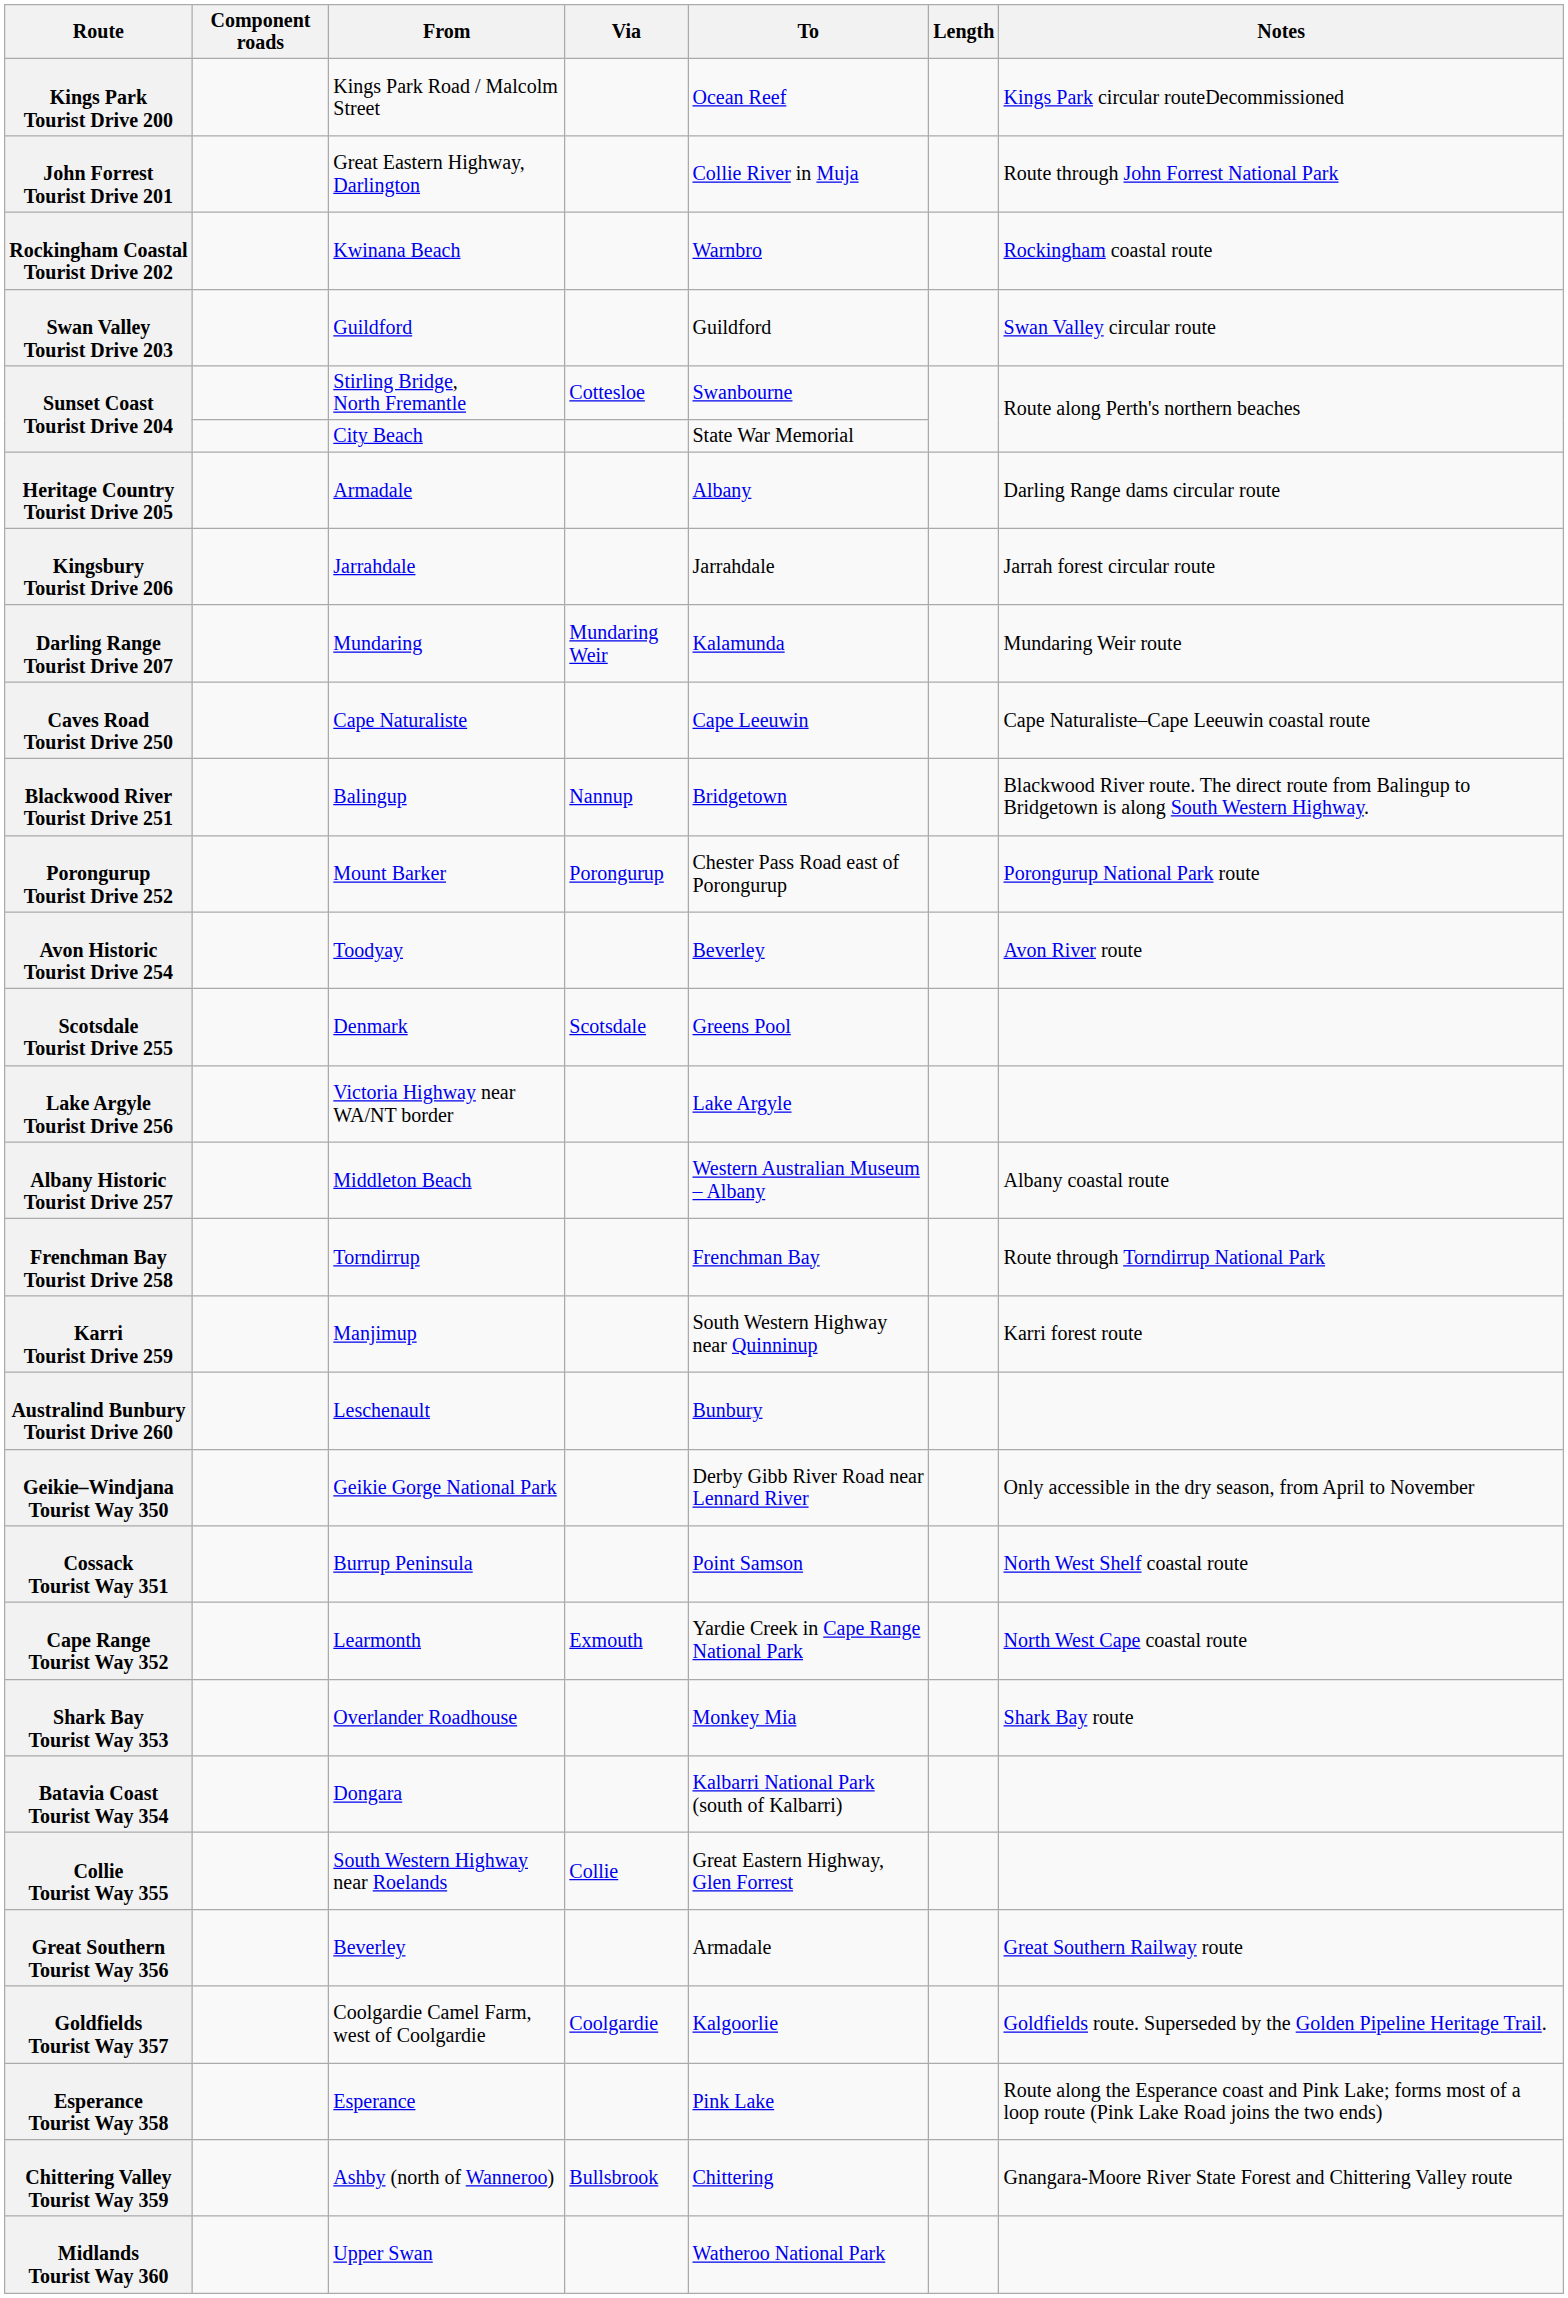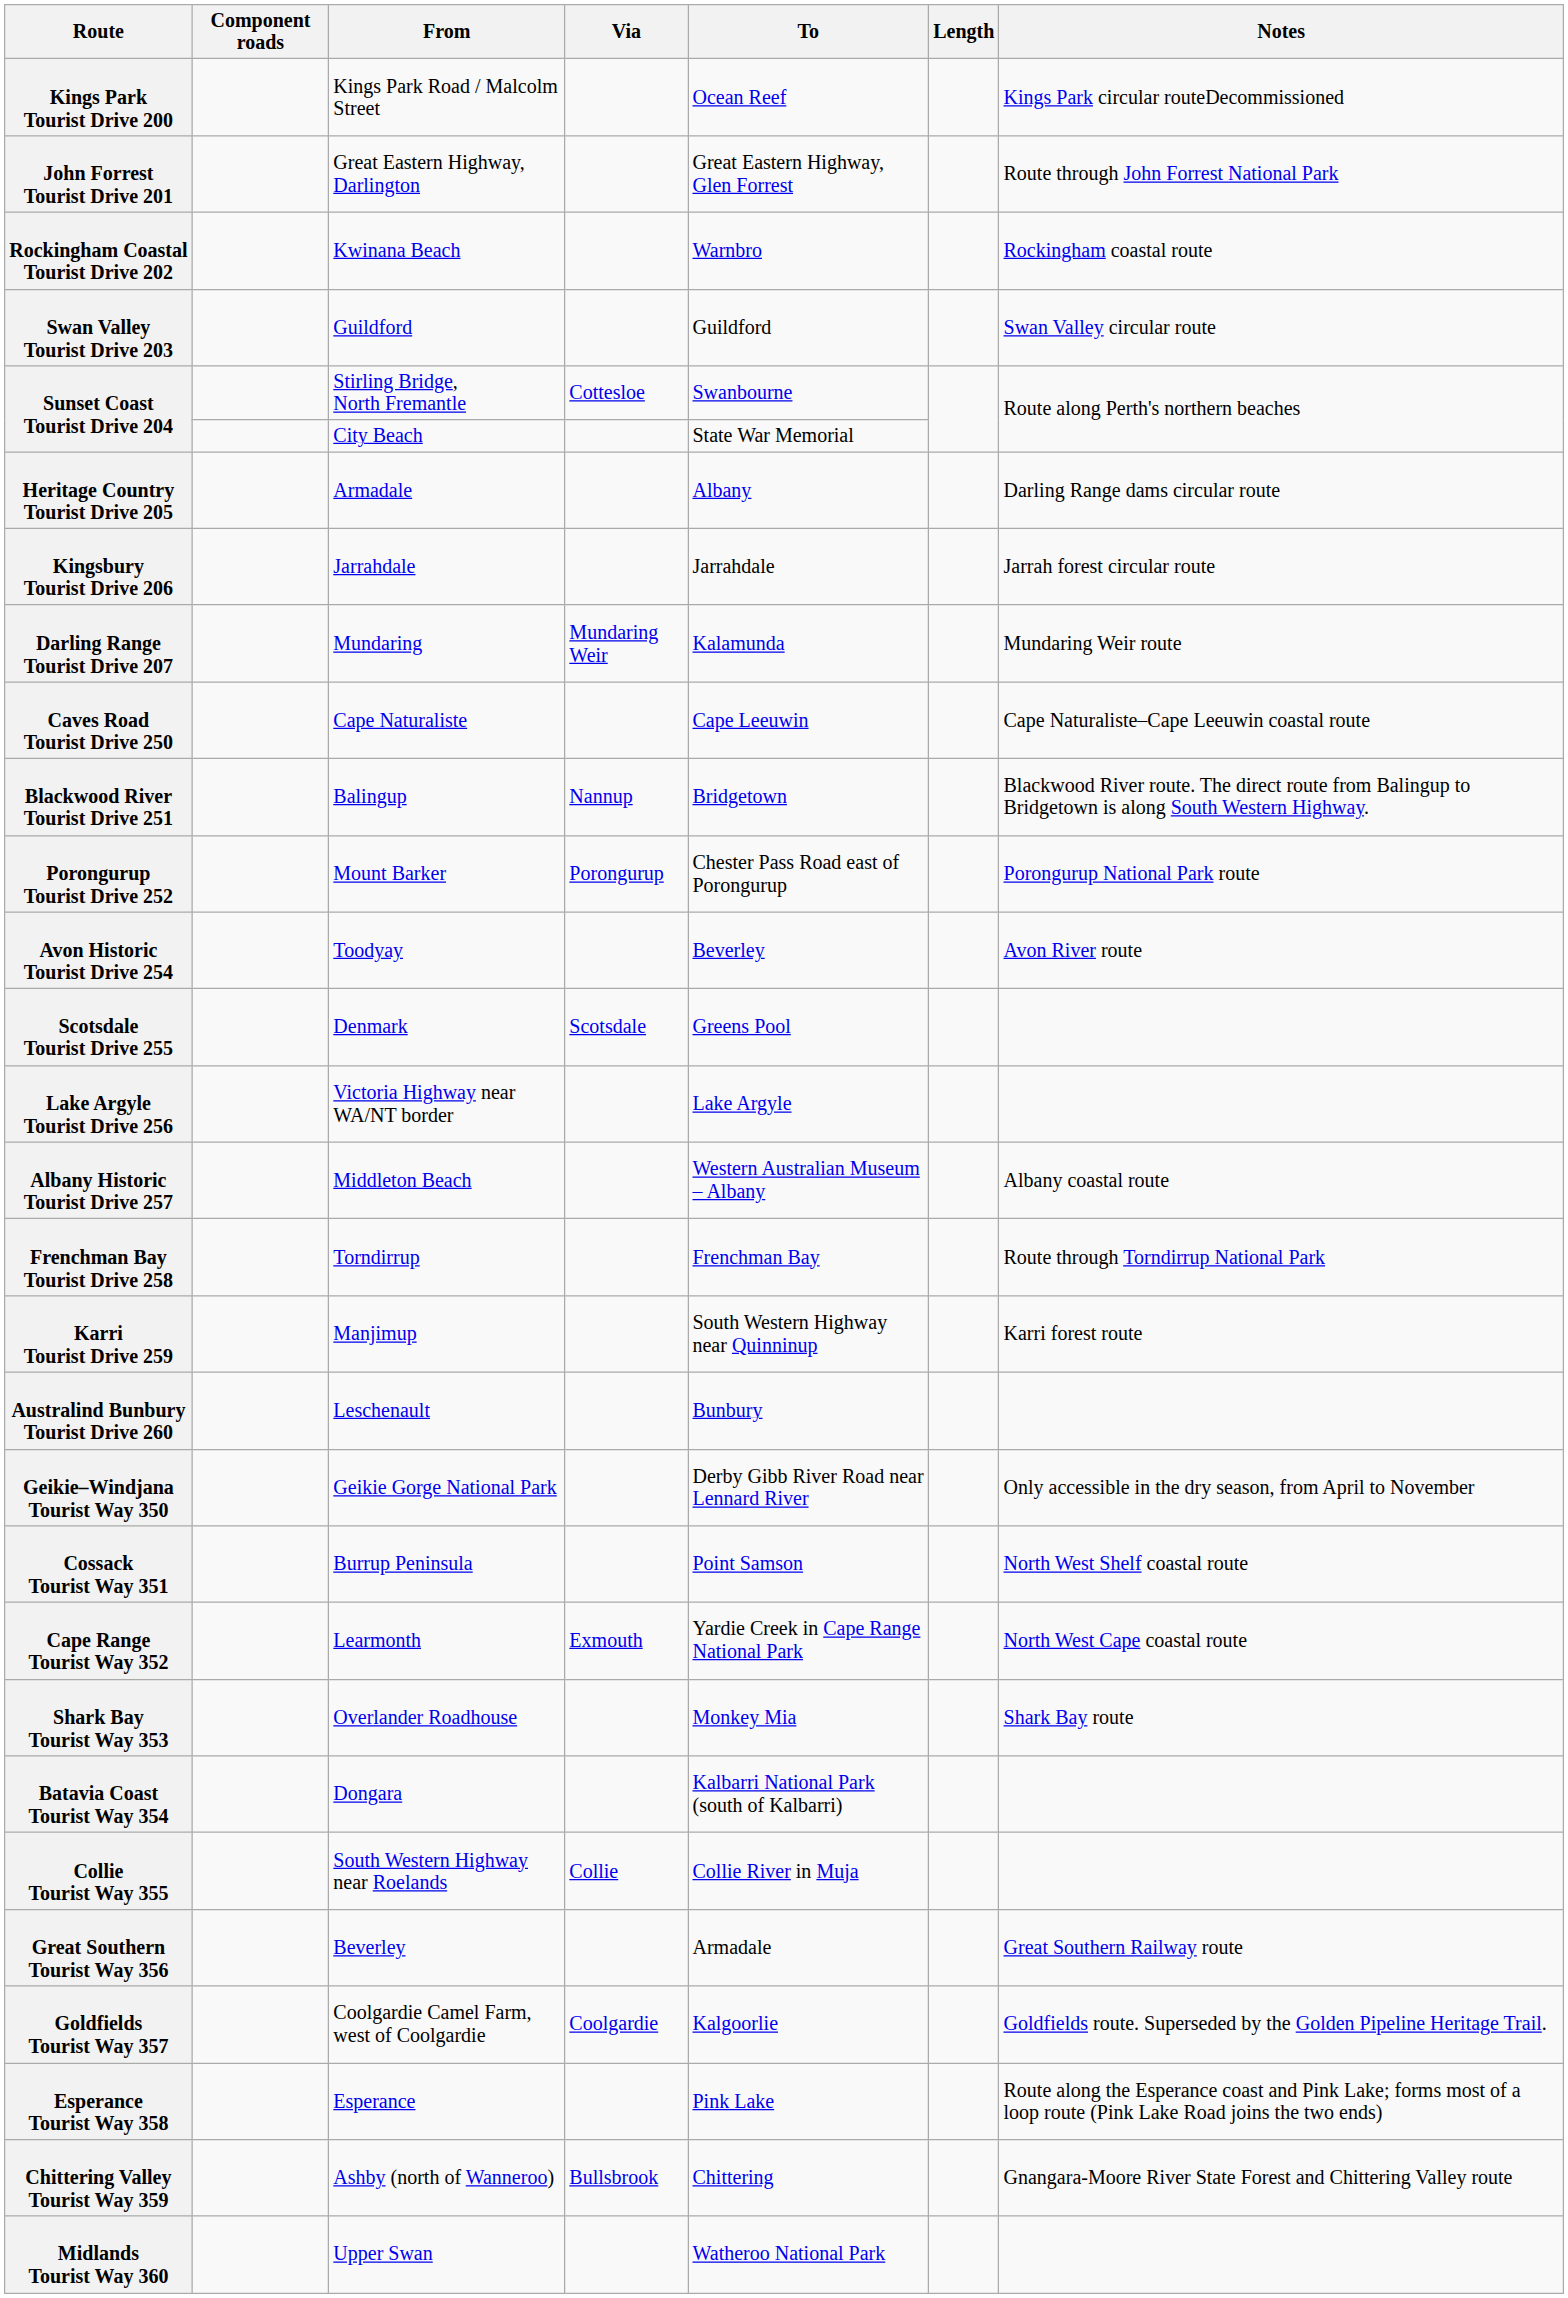(776, 173) Collie River in Muja -> (788, 173) Great Eastern Highway, Glen Forrest
(788, 1870) Great Eastern Highway, Glen Forrest -> (776, 1870) Collie River in Muja
